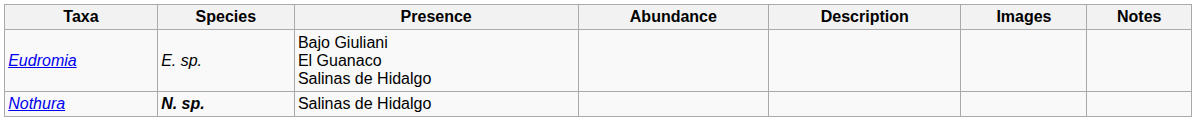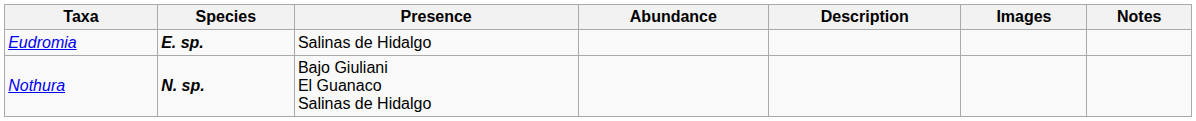(182, 60) normal -> (182, 42) bold
(365, 60) Bajo Giuliani El Guanaco Salinas de Hidalgo -> (365, 42) Salinas de Hidalgo
(365, 103) Salinas de Hidalgo -> (365, 85) Bajo Giuliani El Guanaco Salinas de Hidalgo
